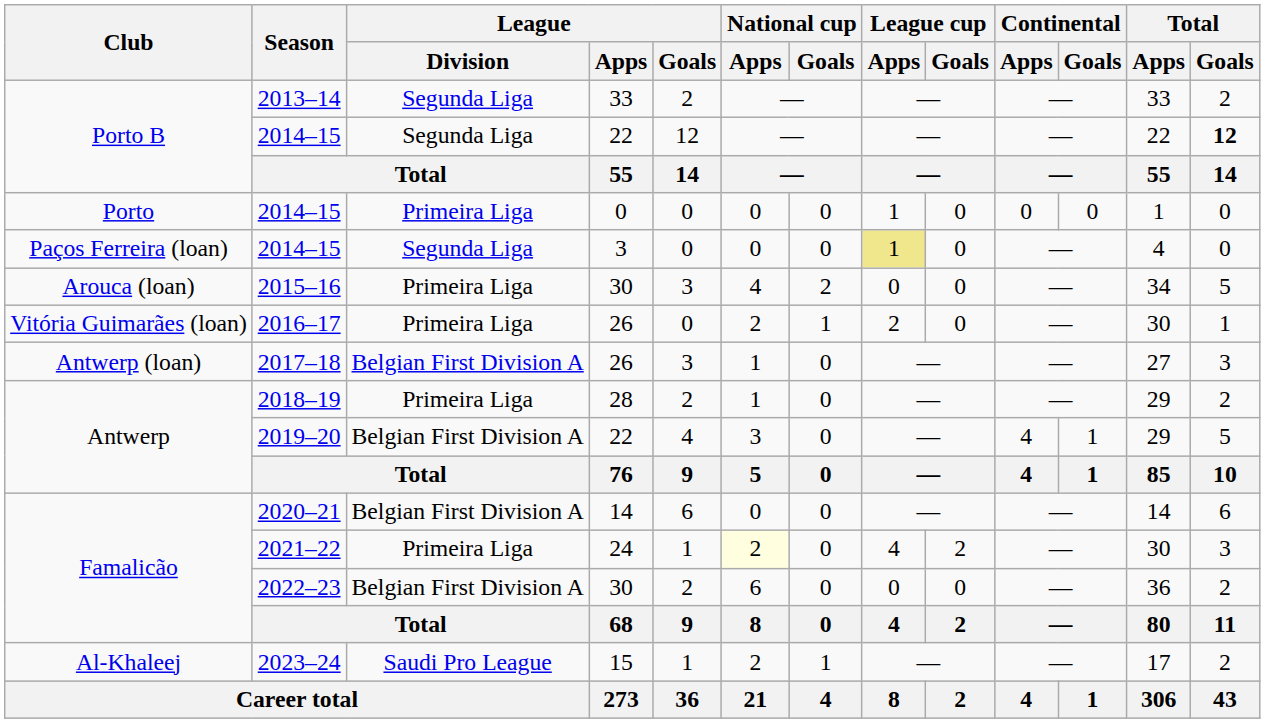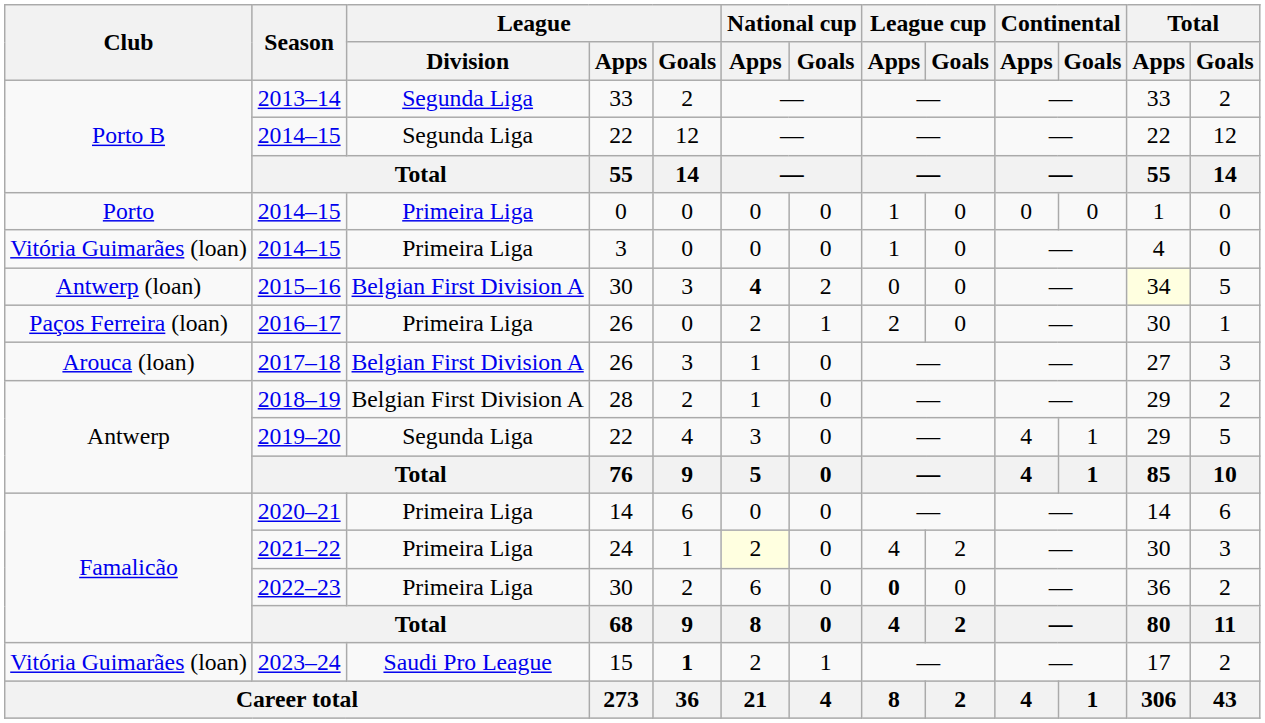(1225, 135) bold -> (1225, 135) normal
(128, 248) Paços Ferreira (loan) -> (129, 248) Vitória Guimarães (loan)
(468, 248) Segunda Liga -> (468, 248) Primeira Liga
(894, 248) khaki background -> (894, 248) no background
(128, 286) Arouca (loan) -> (129, 286) Antwerp (loan)
(468, 286) Primeira Liga -> (468, 286) Belgian First Division A
(755, 286) normal -> (755, 286) bold
(1159, 286) no background -> (1159, 286) lightyellow background
(129, 323) Vitória Guimarães (loan) -> (128, 323) Paços Ferreira (loan)
(129, 361) Antwerp (loan) -> (128, 361) Arouca (loan)
(468, 398) Primeira Liga -> (468, 398) Belgian First Division A
(468, 436) Belgian First Division A -> (468, 436) Segunda Liga
(468, 511) Belgian First Division A -> (468, 511) Primeira Liga
(468, 586) Belgian First Division A -> (468, 586) Primeira Liga
(894, 586) normal -> (894, 586) bold
(128, 661) Al-Khaleej -> (129, 661) Vitória Guimarães (loan)
(687, 661) normal -> (687, 661) bold
